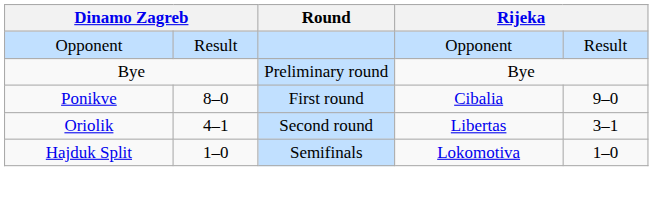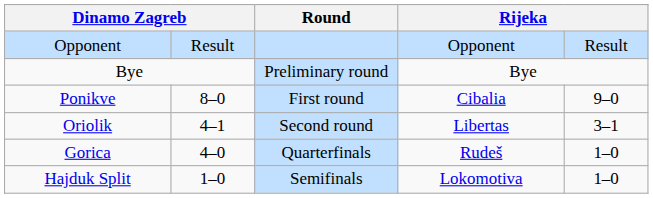+ row: (88, 152)
